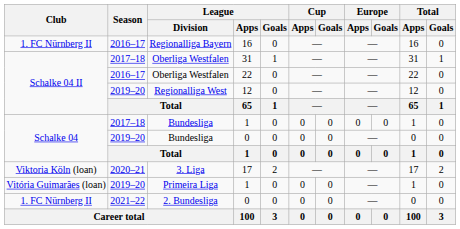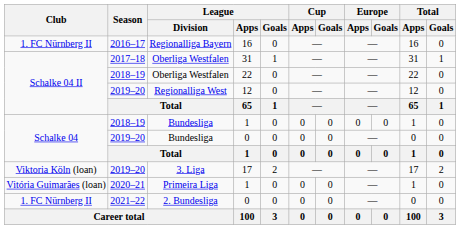(128, 75) 2016–17 -> (128, 75) 2018–19
(128, 122) 2017–18 -> (128, 122) 2018–19
(128, 169) 2020–21 -> (128, 169) 2019–20
(128, 185) 2019–20 -> (128, 185) 2020–21
